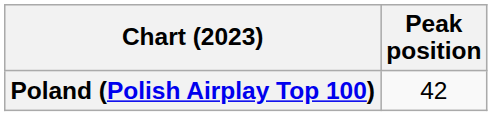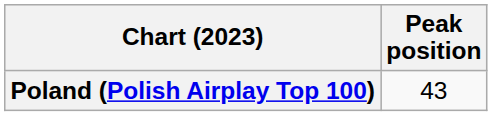(434, 90) 42 -> (434, 90) 43
